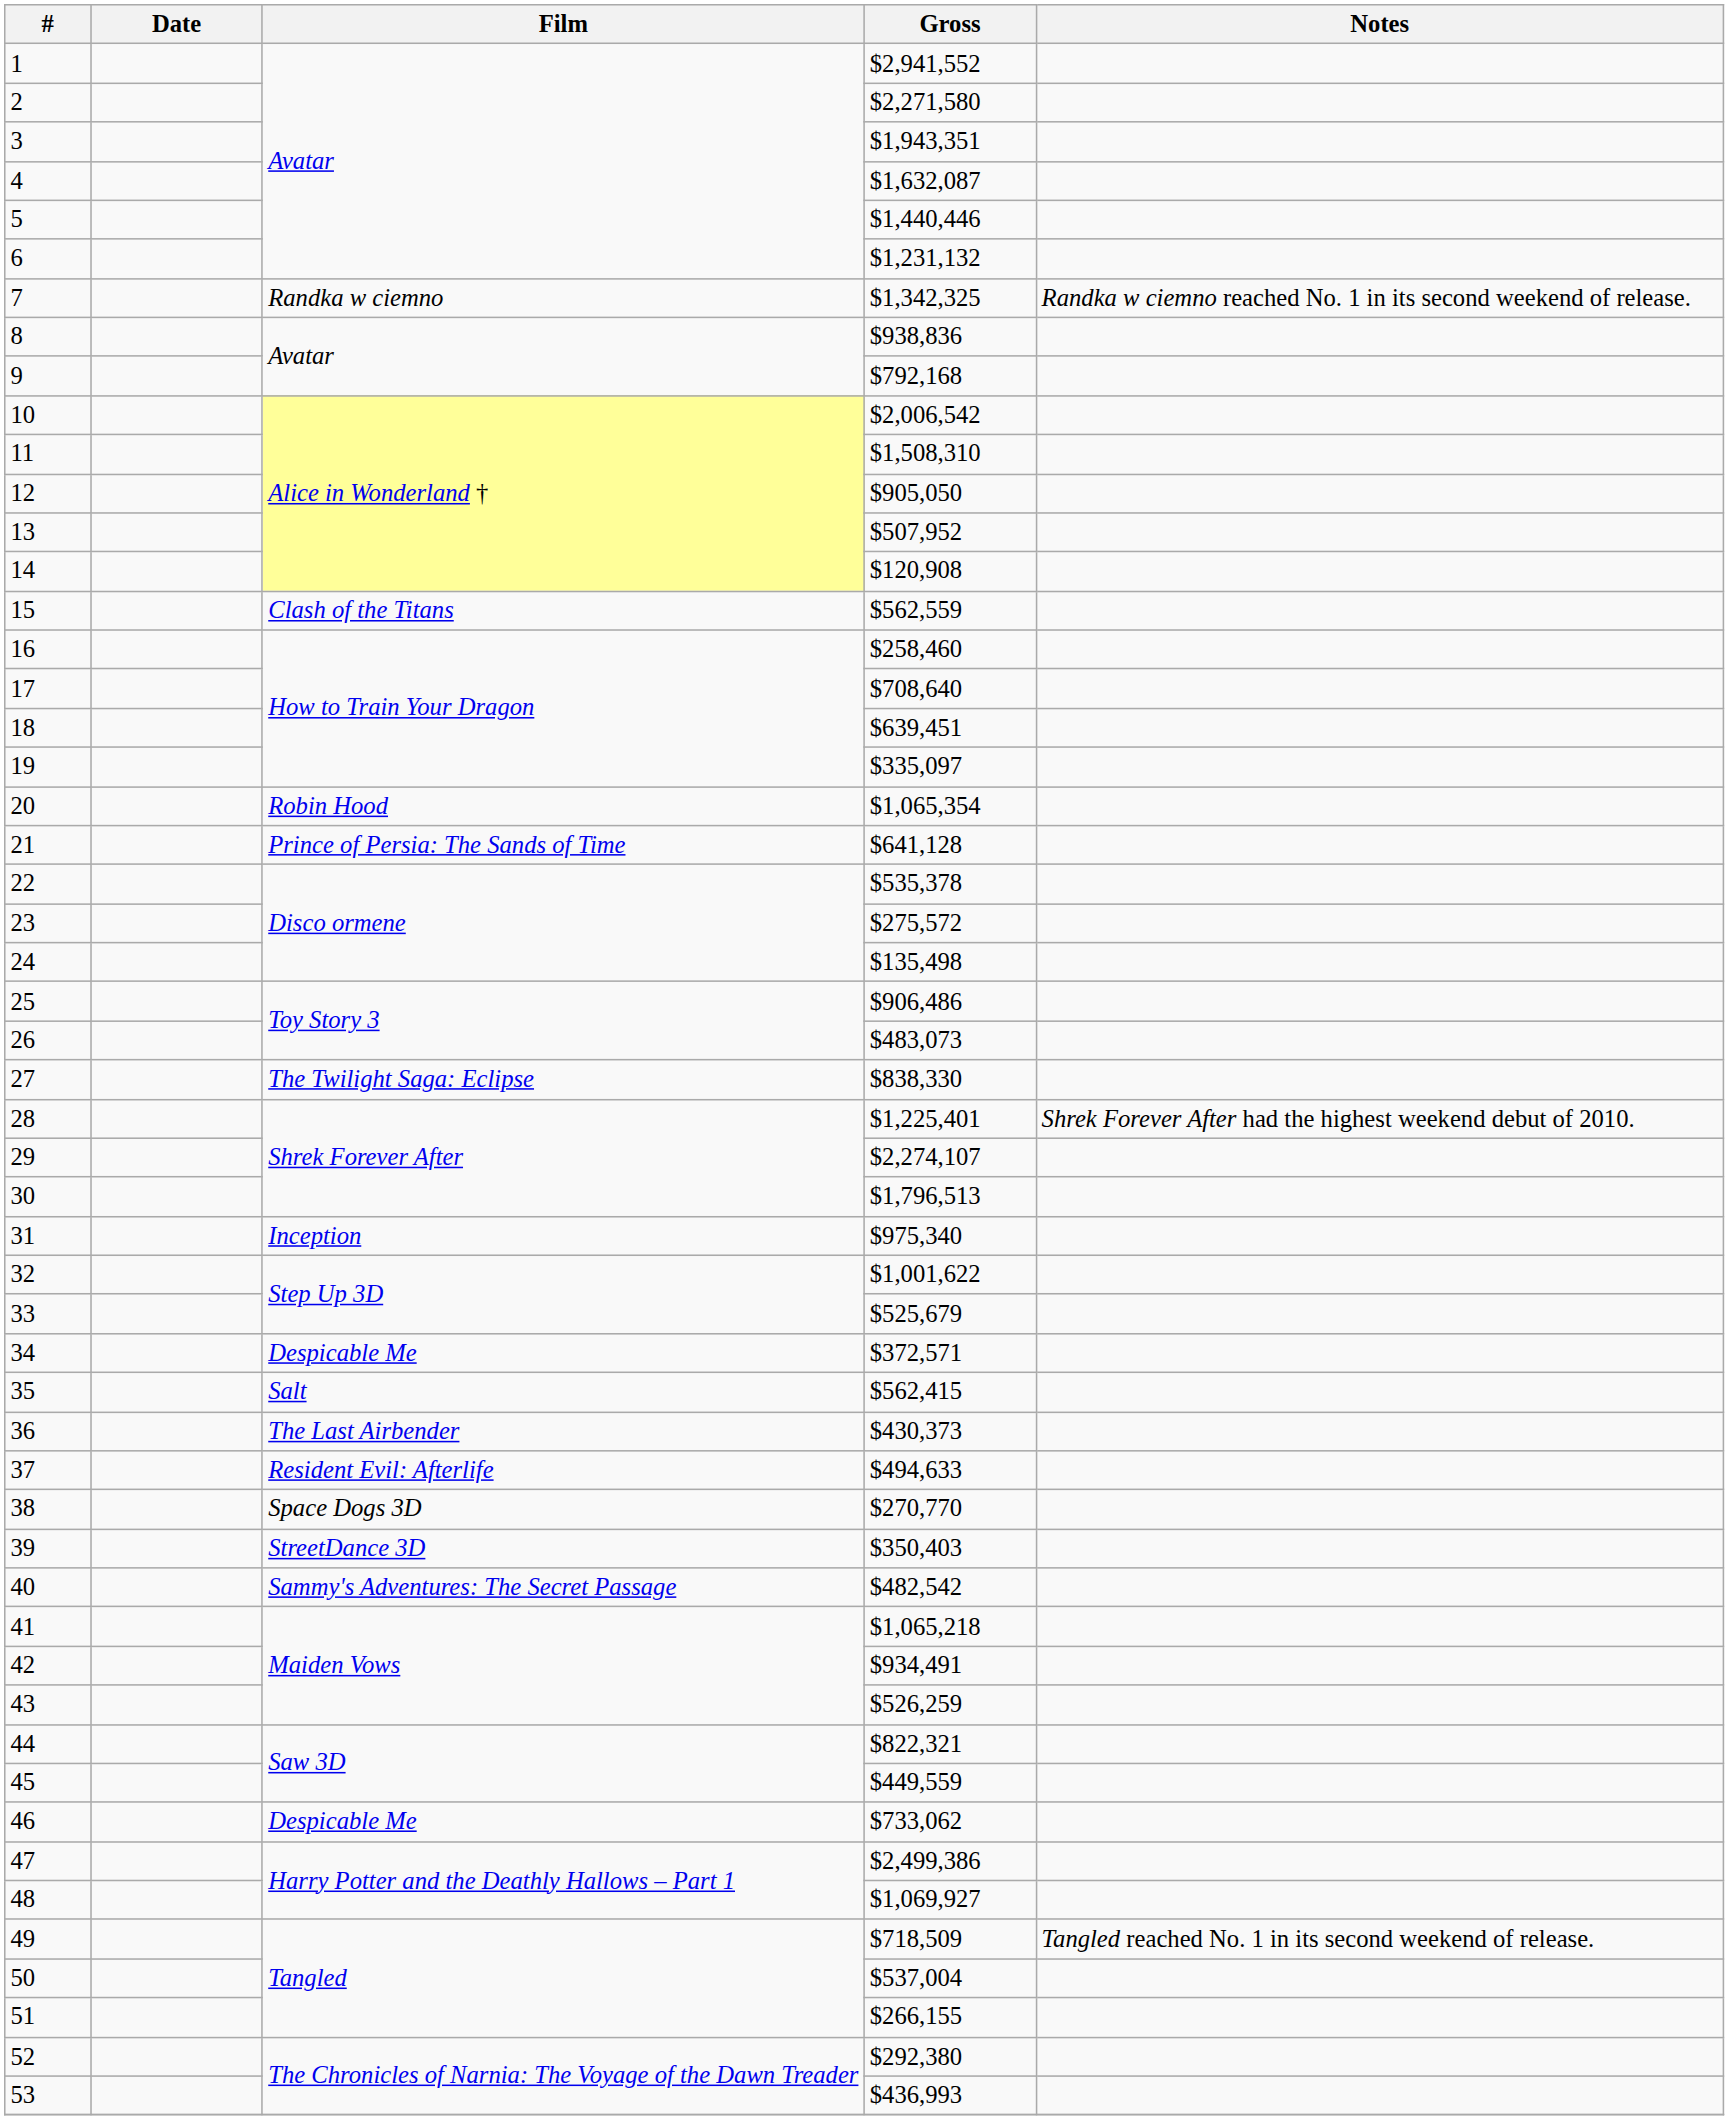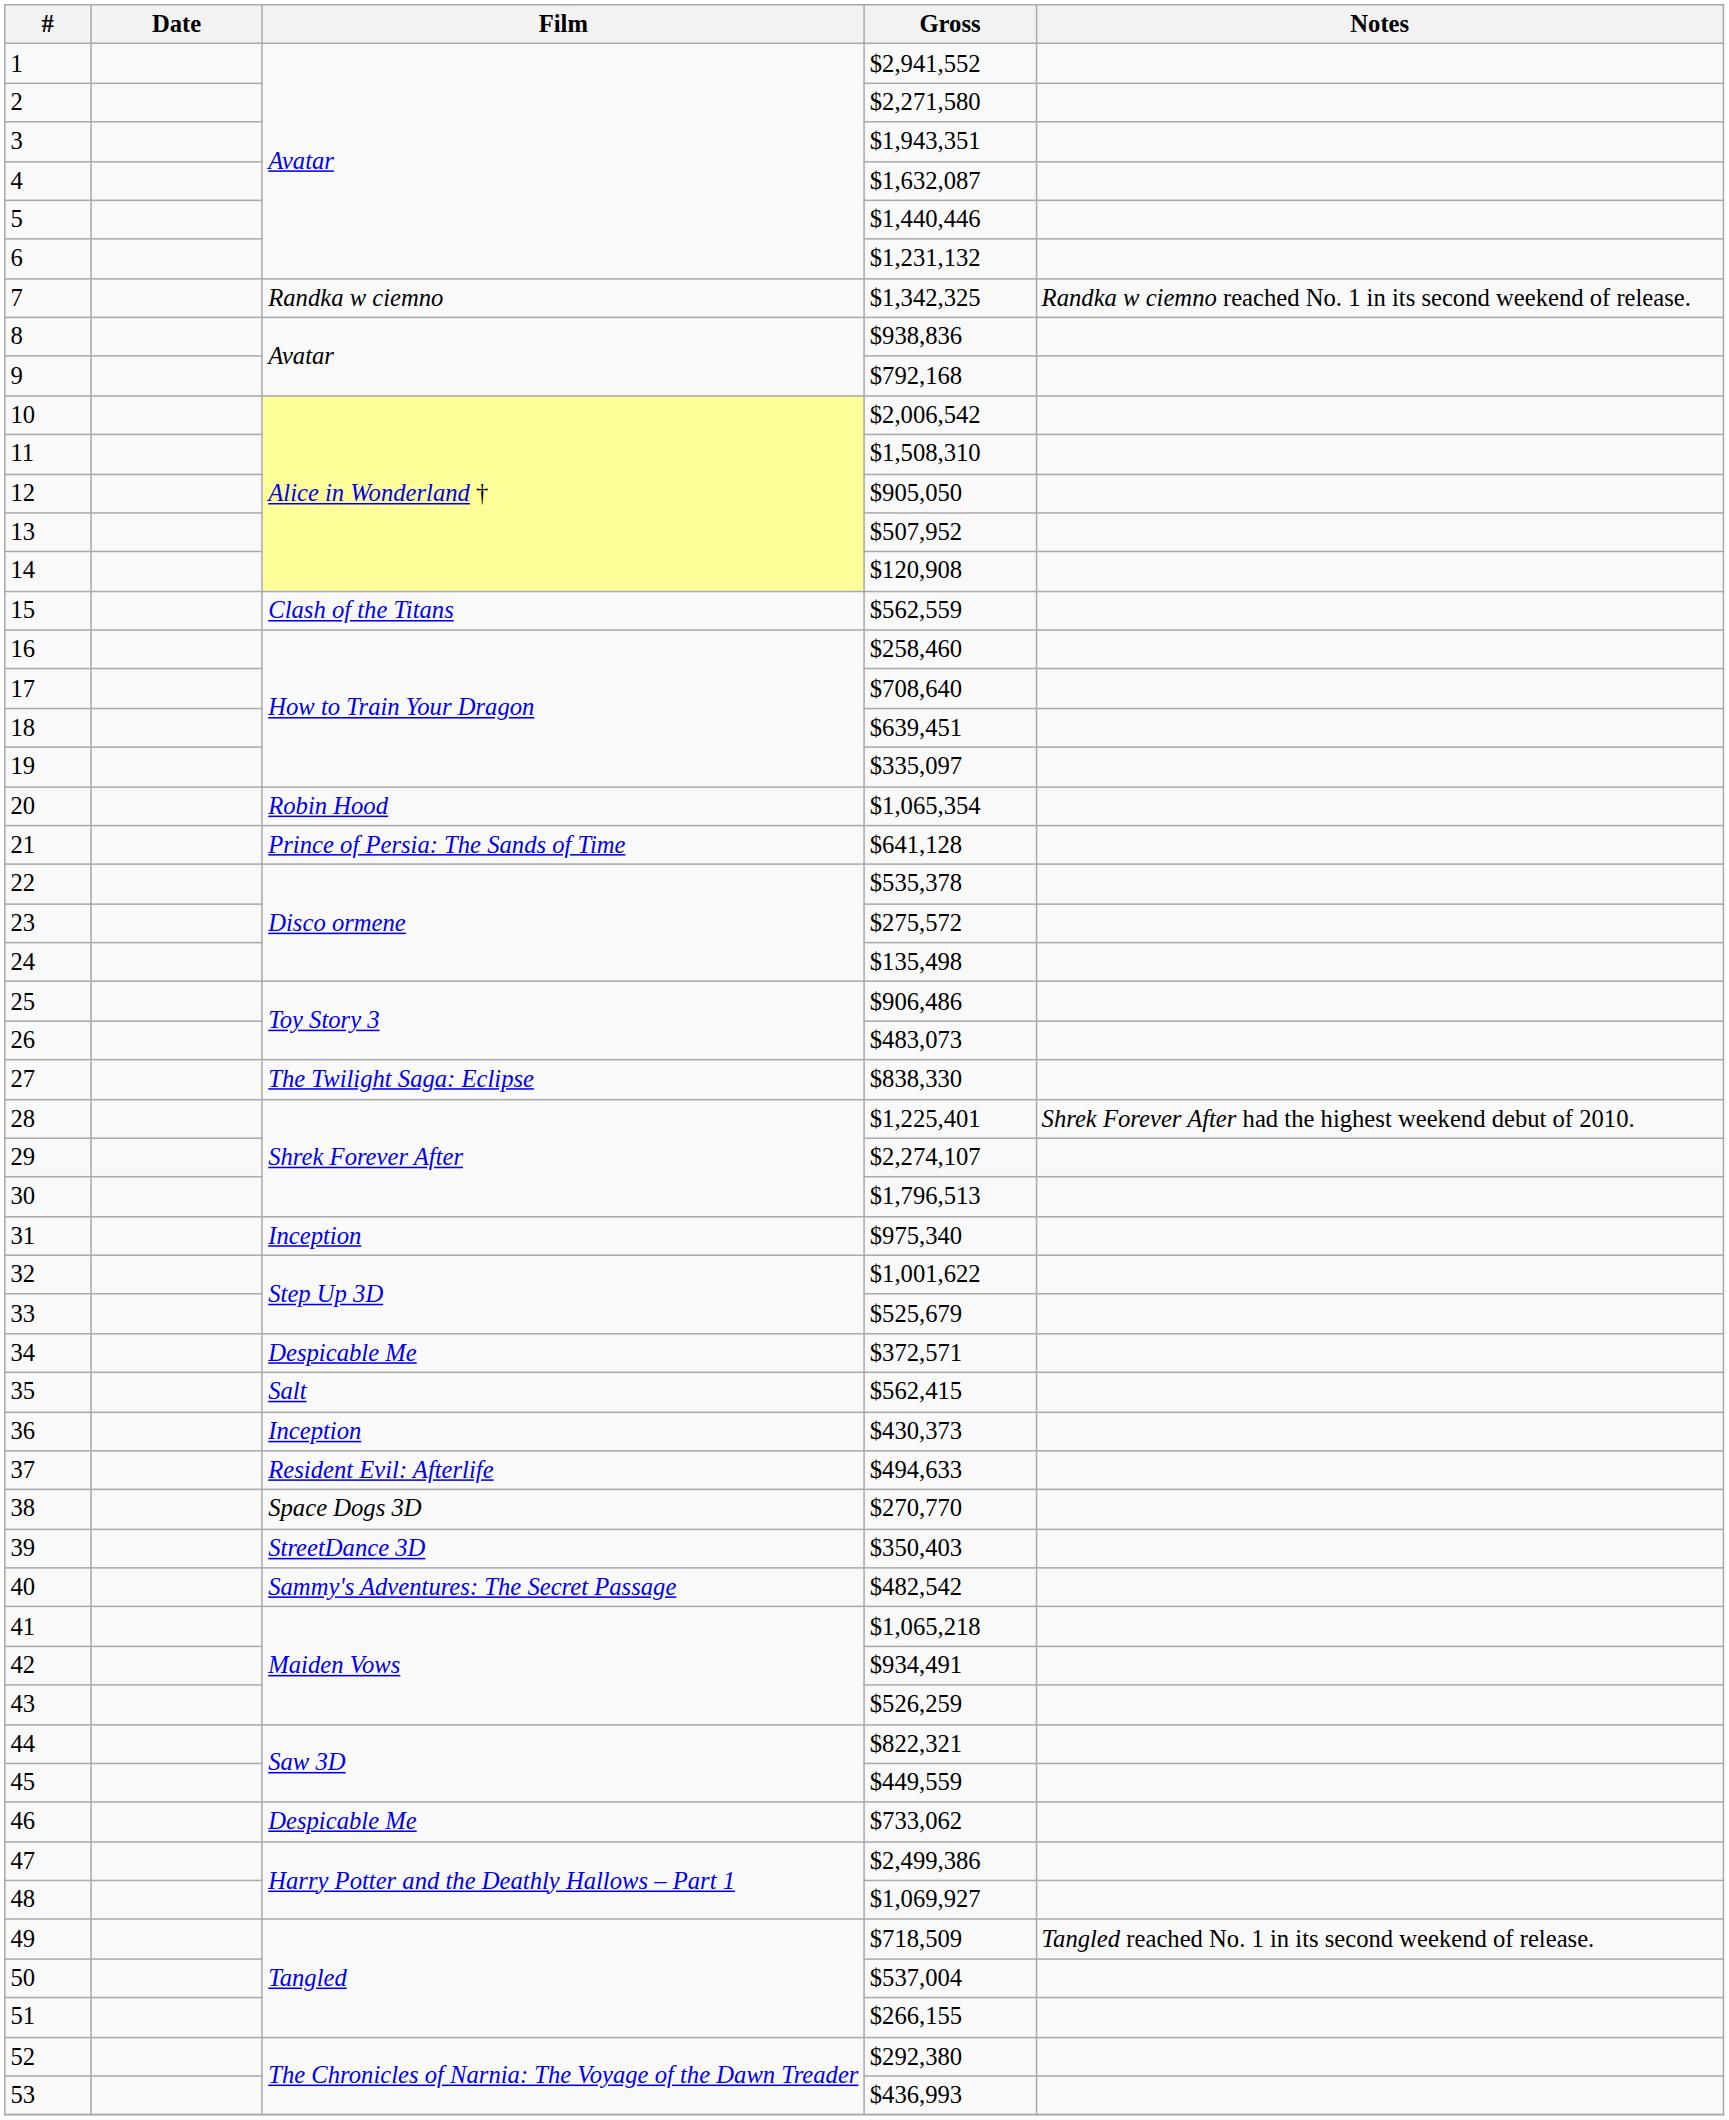(364, 1430) The Last Airbender -> (315, 1430) Inception
